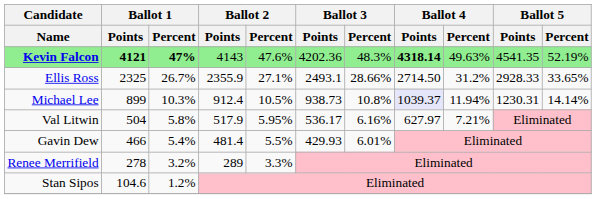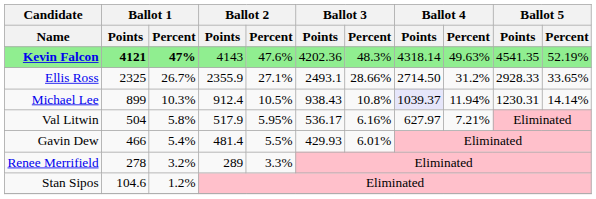(419, 57) bold -> (419, 57) normal
(324, 99) 938.73 -> (324, 99) 938.43
